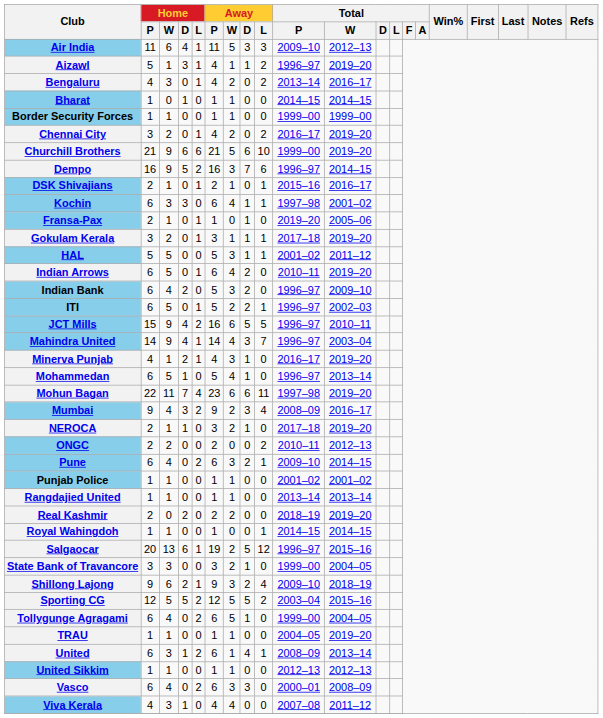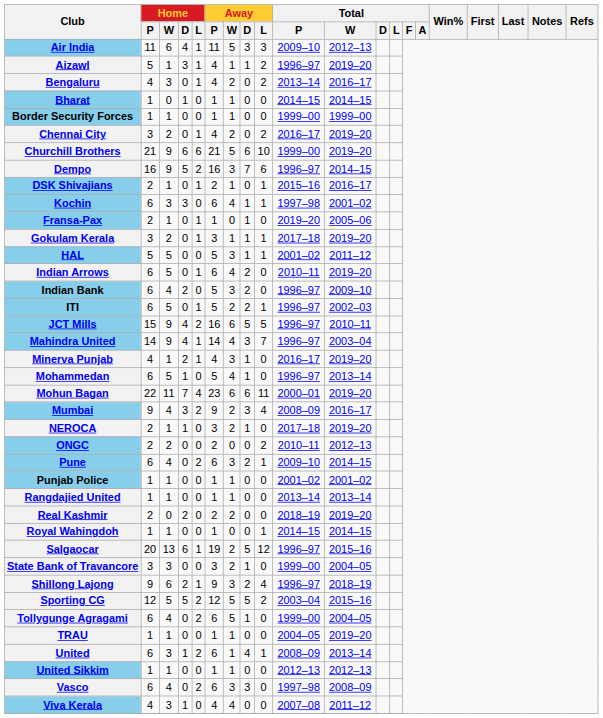(299, 394) 1997–98 -> (299, 394) 2000–01
(299, 584) 2009–10 -> (299, 584) 1996–97
(299, 688) 2000–01 -> (299, 688) 1997–98
